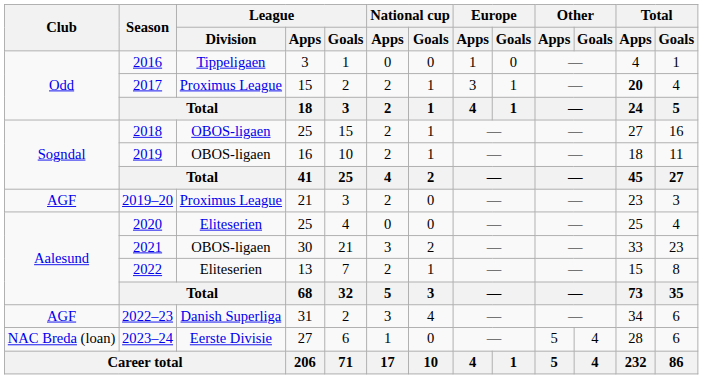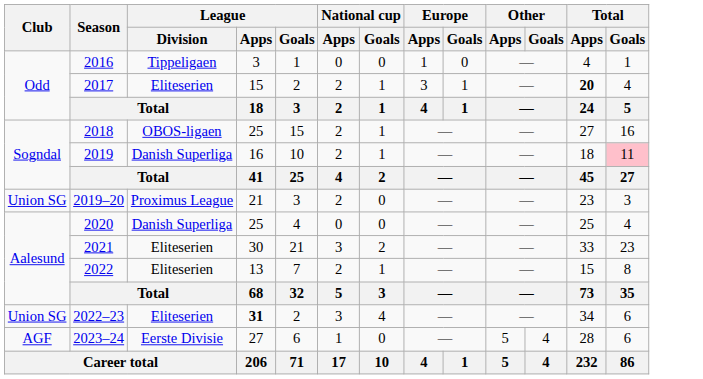(231, 85) Proximus League -> (182, 85) Eliteserien
(231, 154) OBOS-ligaen -> (182, 154) Danish Superliga
(676, 154) no background -> (627, 154) pink background
(62, 200) AGF -> (37, 200) Union SG
(231, 223) Eliteserien -> (182, 223) Danish Superliga
(231, 246) OBOS-ligaen -> (182, 246) Eliteserien
(62, 316) AGF -> (37, 316) Union SG
(231, 316) Danish Superliga -> (182, 316) Eliteserien
(305, 316) normal -> (256, 316) bold
(62, 339) NAC Breda (loan) -> (37, 339) AGF
